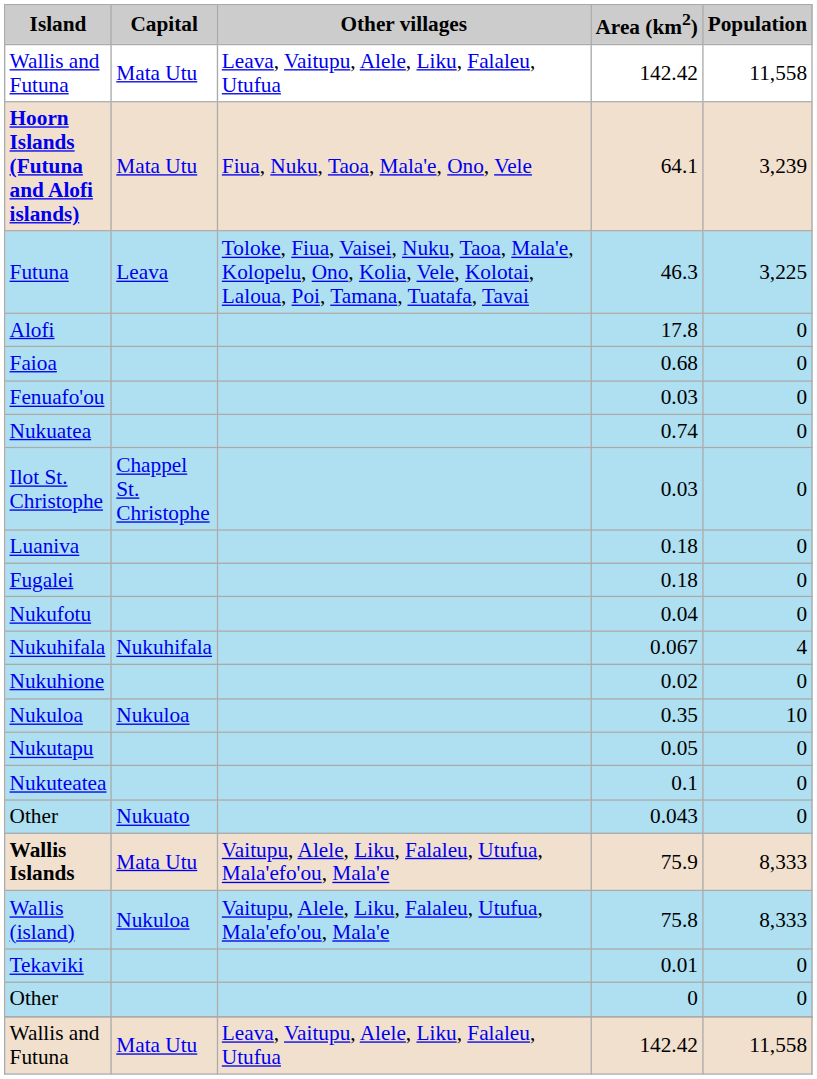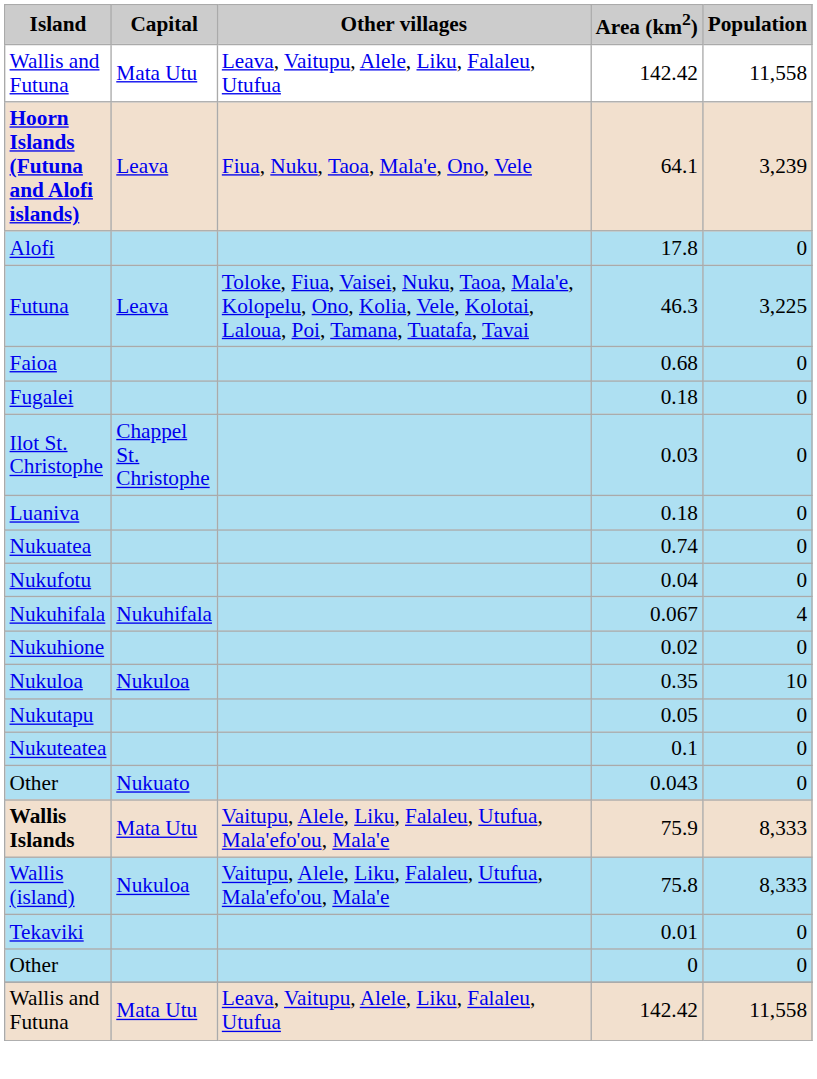(157, 166) Mata Utu -> (142, 166) Leava
rows swapped: (32, 329) <-> (39, 272)
- row: (57, 397)
rows swapped: (41, 580) <-> (50, 430)
